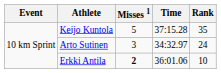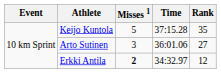(171, 45) 34:32.97 -> (171, 45) 36:01.06
(203, 45) 24 -> (203, 45) 27
(171, 61) 36:01.06 -> (171, 61) 34:32.97
(203, 61) 10 -> (203, 61) 12
